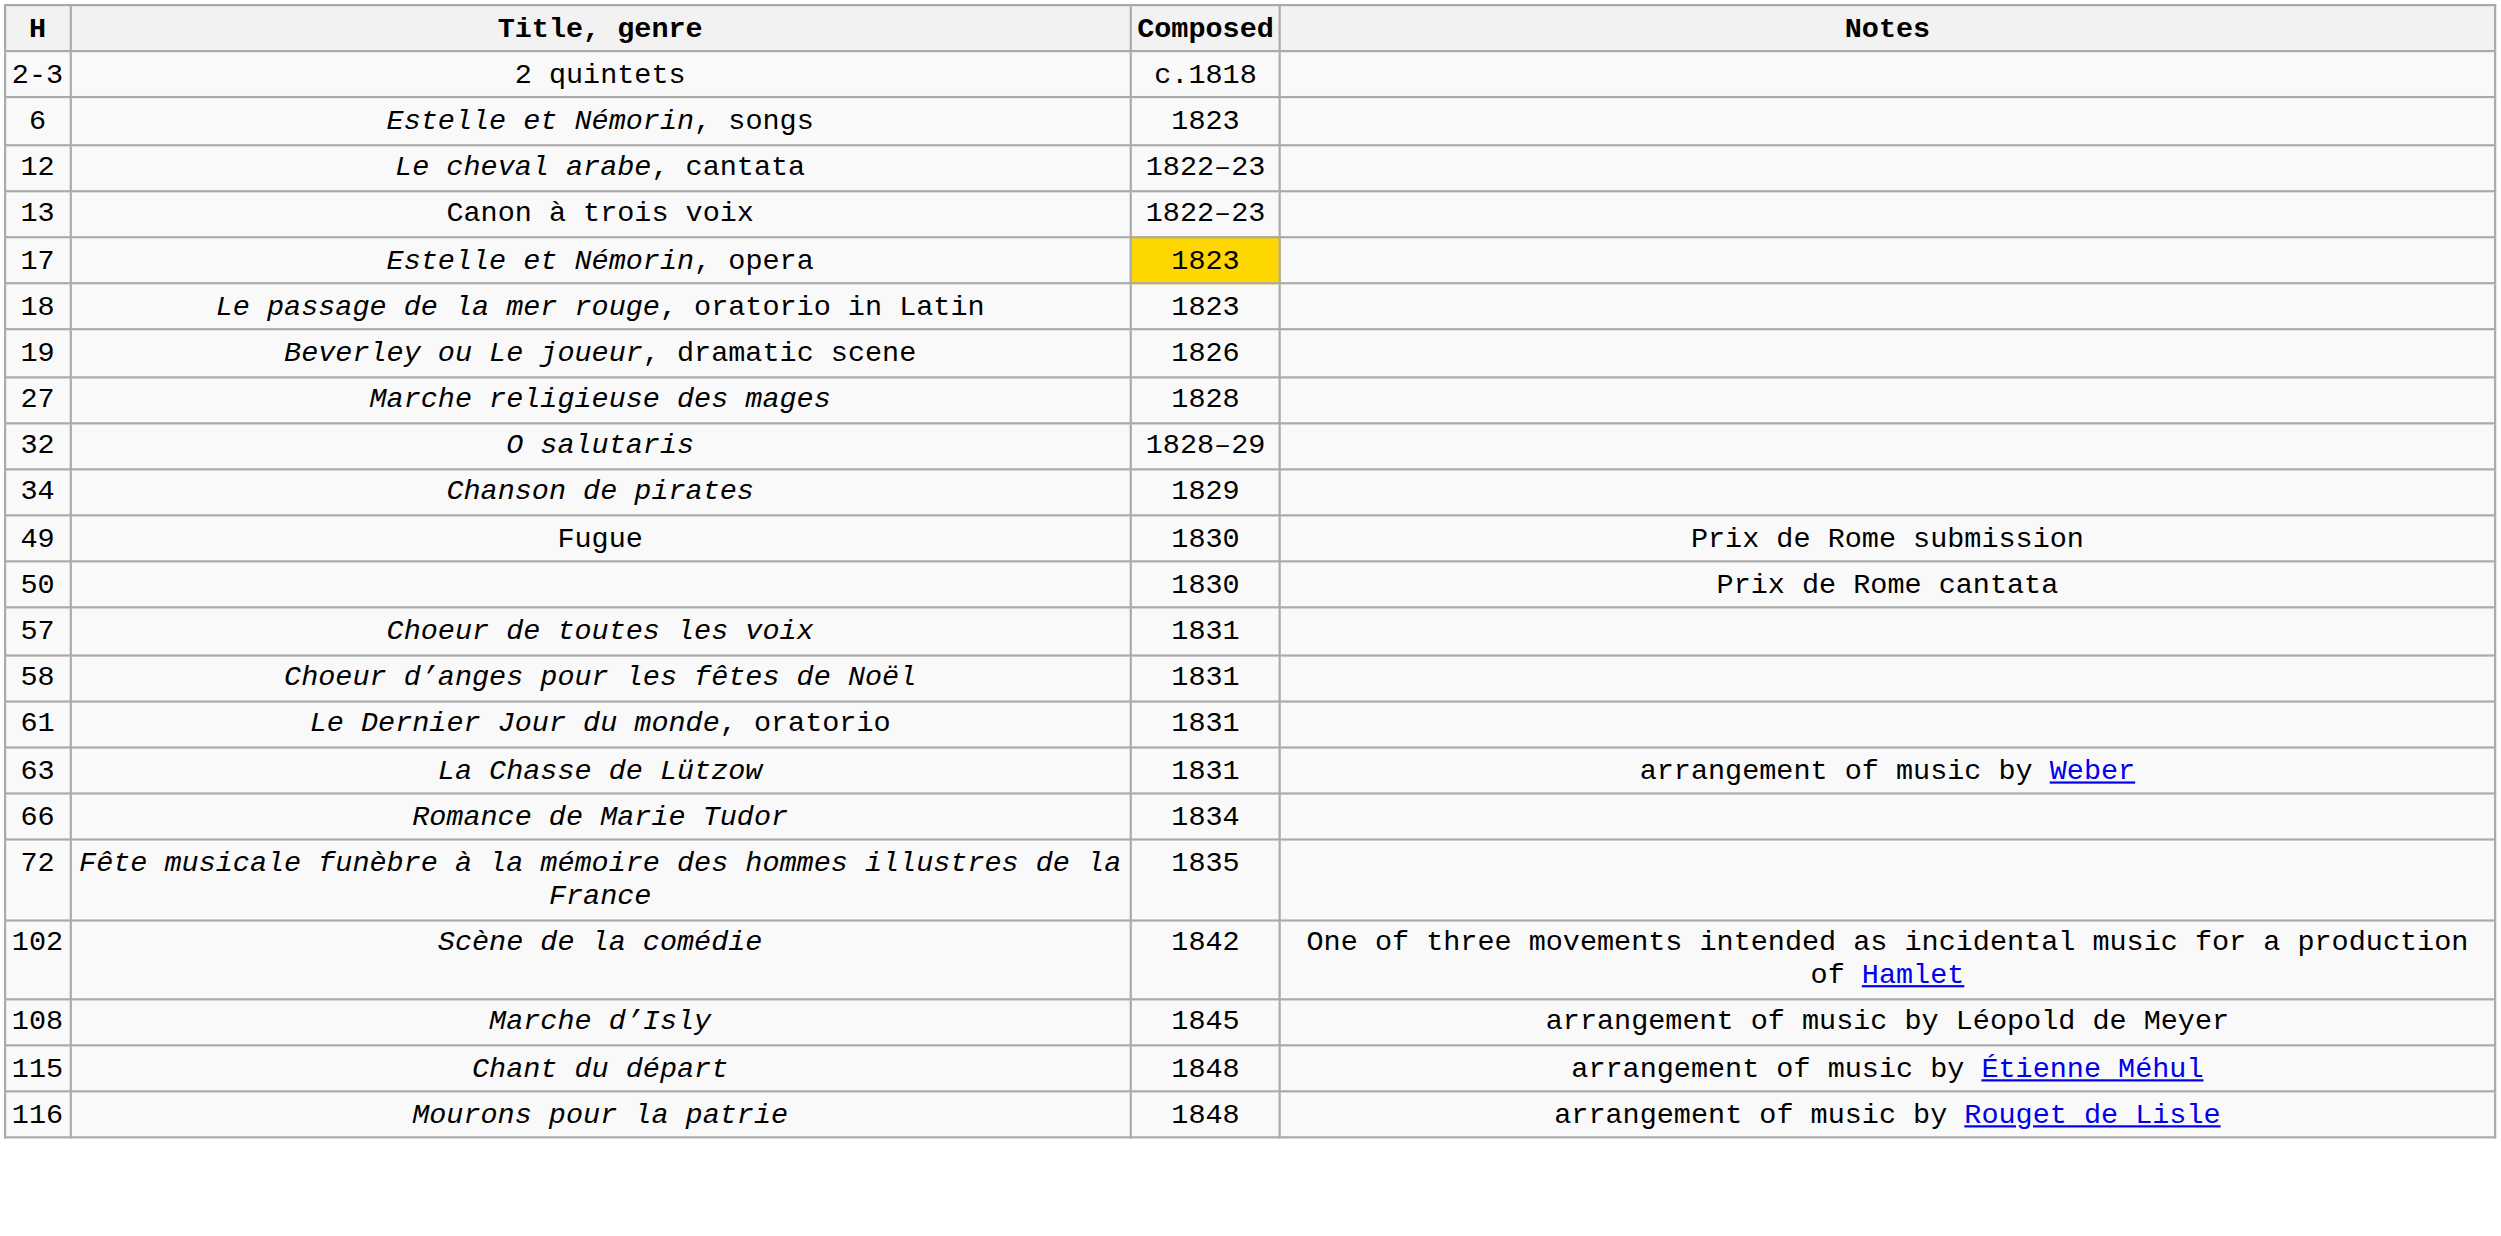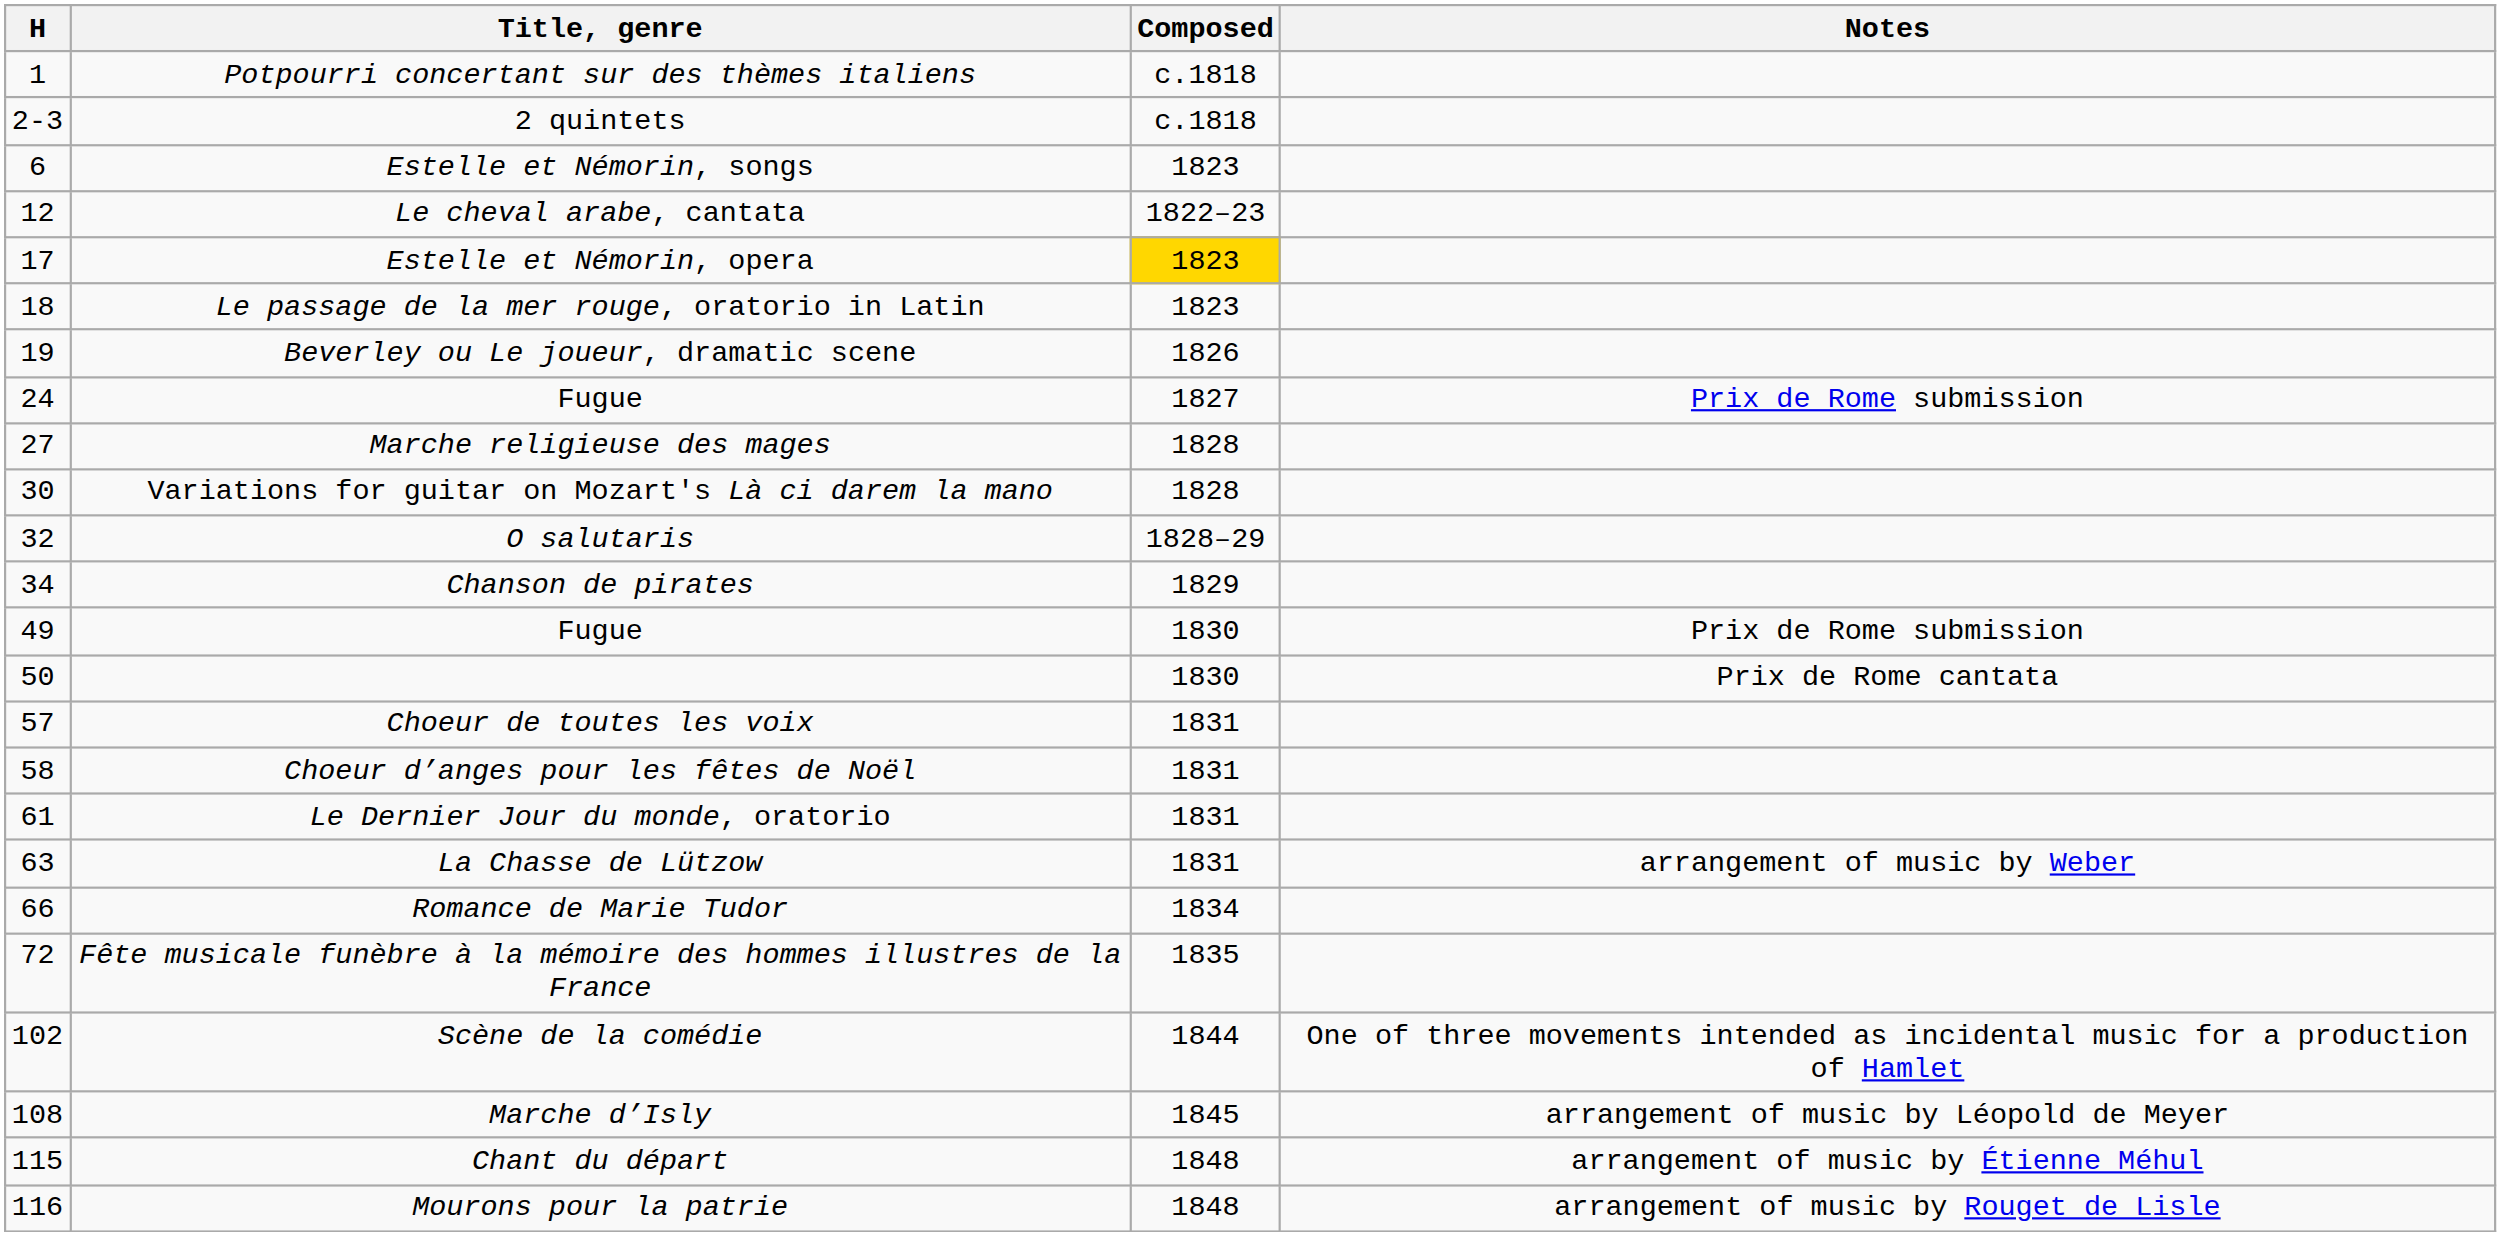+ row: (38, 75)
- row: (37, 214)
+ row: (37, 400)
+ row: (37, 492)
(1206, 943) 1842 -> (1206, 1036) 1844
